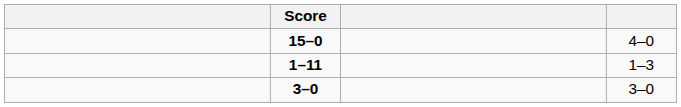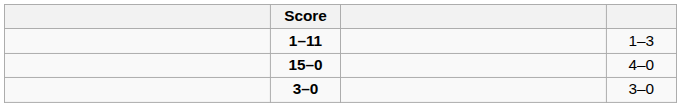rows swapped: (305, 41) <-> (305, 65)
